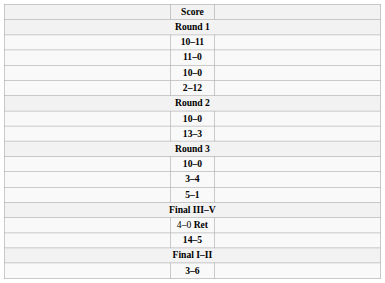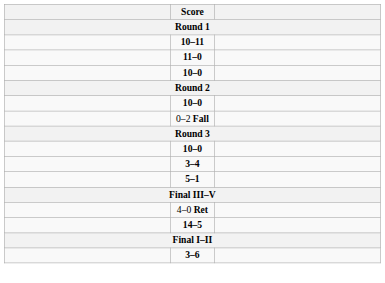- row: (88, 88)
- row: (88, 134)
+ row: (88, 118)
